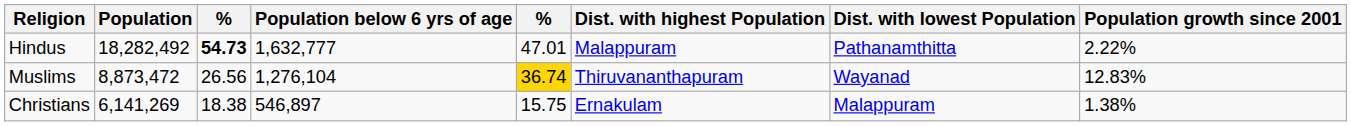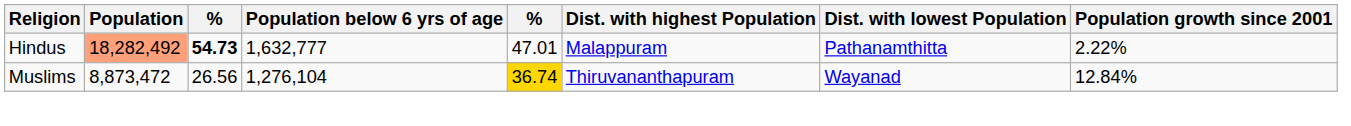(144, 47) no background -> (135, 47) lightsalmon background
(1115, 76) 12.83% -> (1106, 76) 12.84%
- row: (49, 105)
